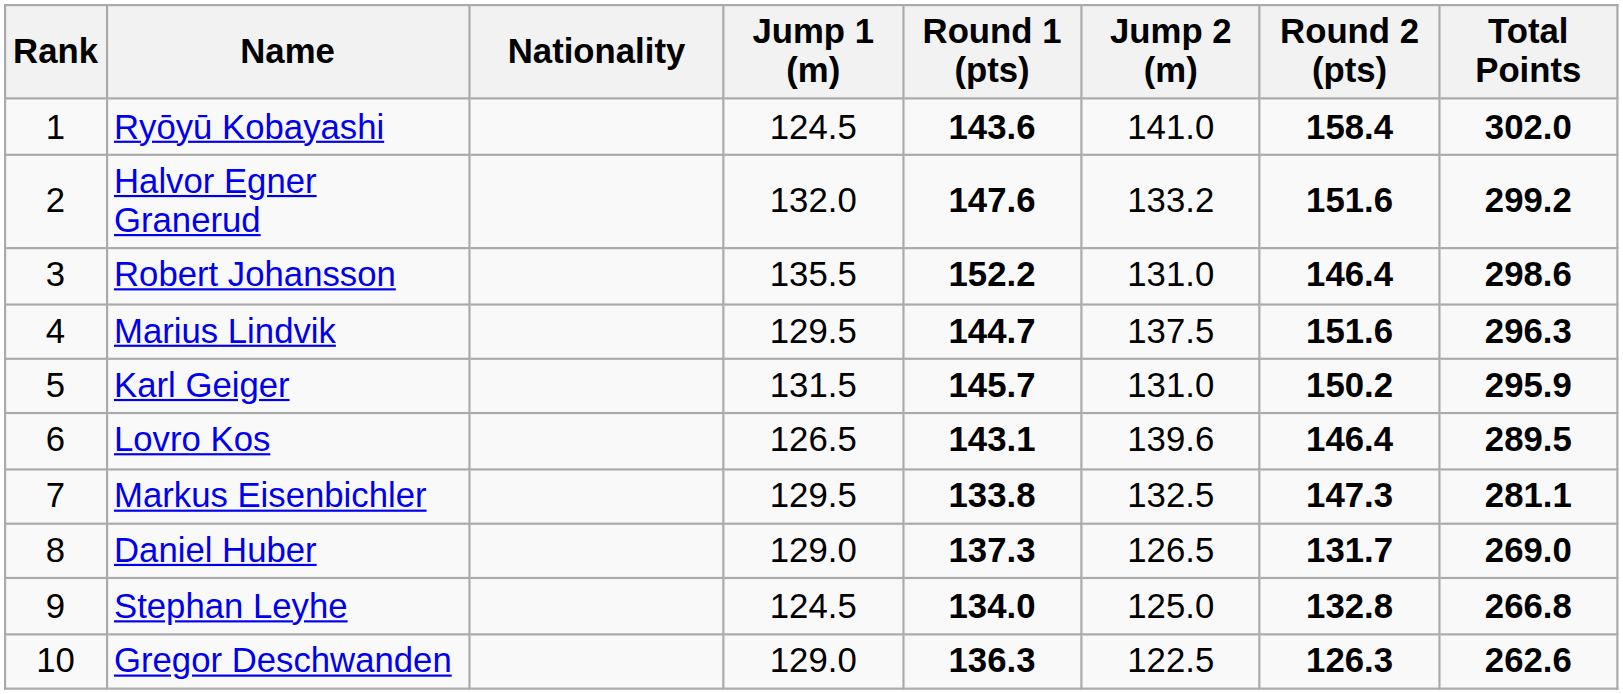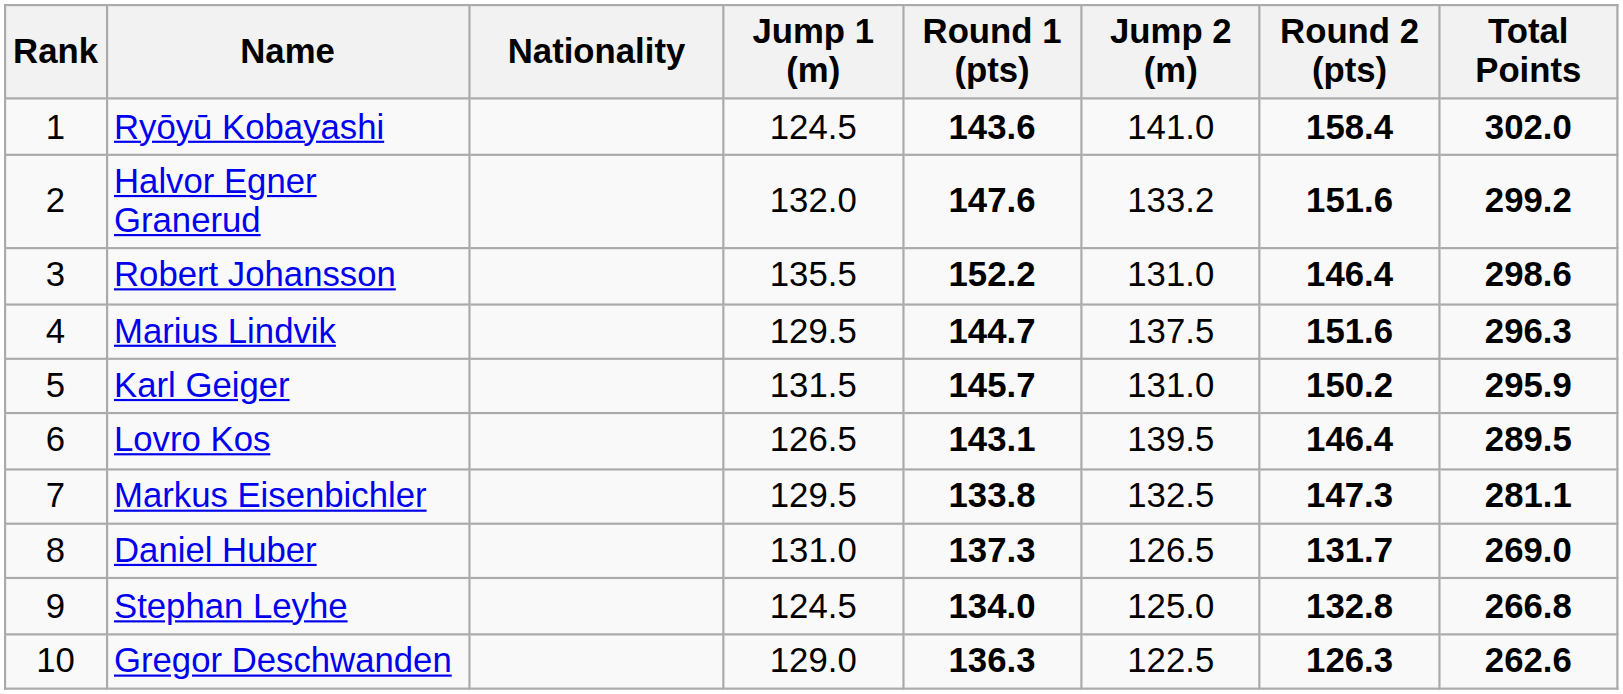(1171, 440) 139.6 -> (1171, 440) 139.5
(813, 550) 129.0 -> (813, 550) 131.0
